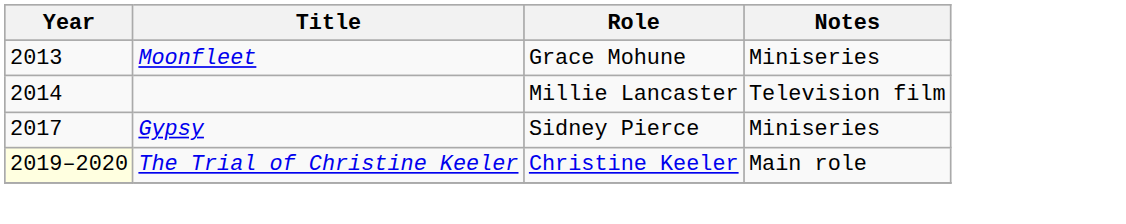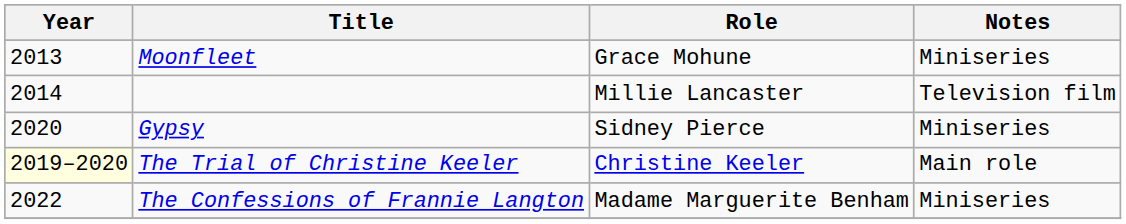(36, 129) 2017 -> (36, 129) 2020
+ row: (361, 201)
